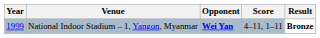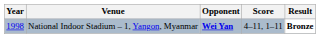(15, 26) 1999 -> (15, 26) 1998
